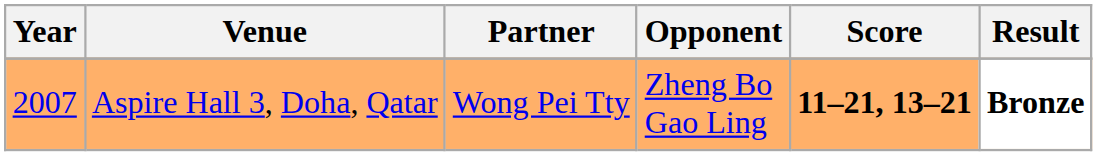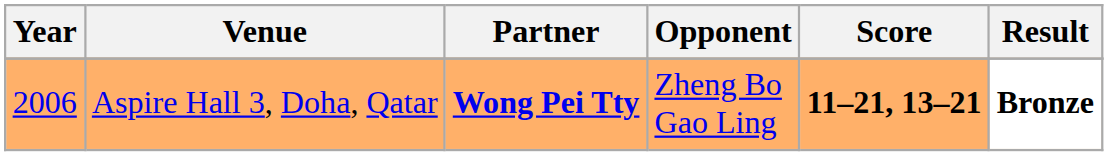(45, 103) 2007 -> (45, 103) 2006
(541, 103) normal -> (546, 103) bold
